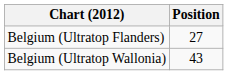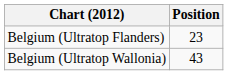(196, 37) 27 -> (196, 37) 23
